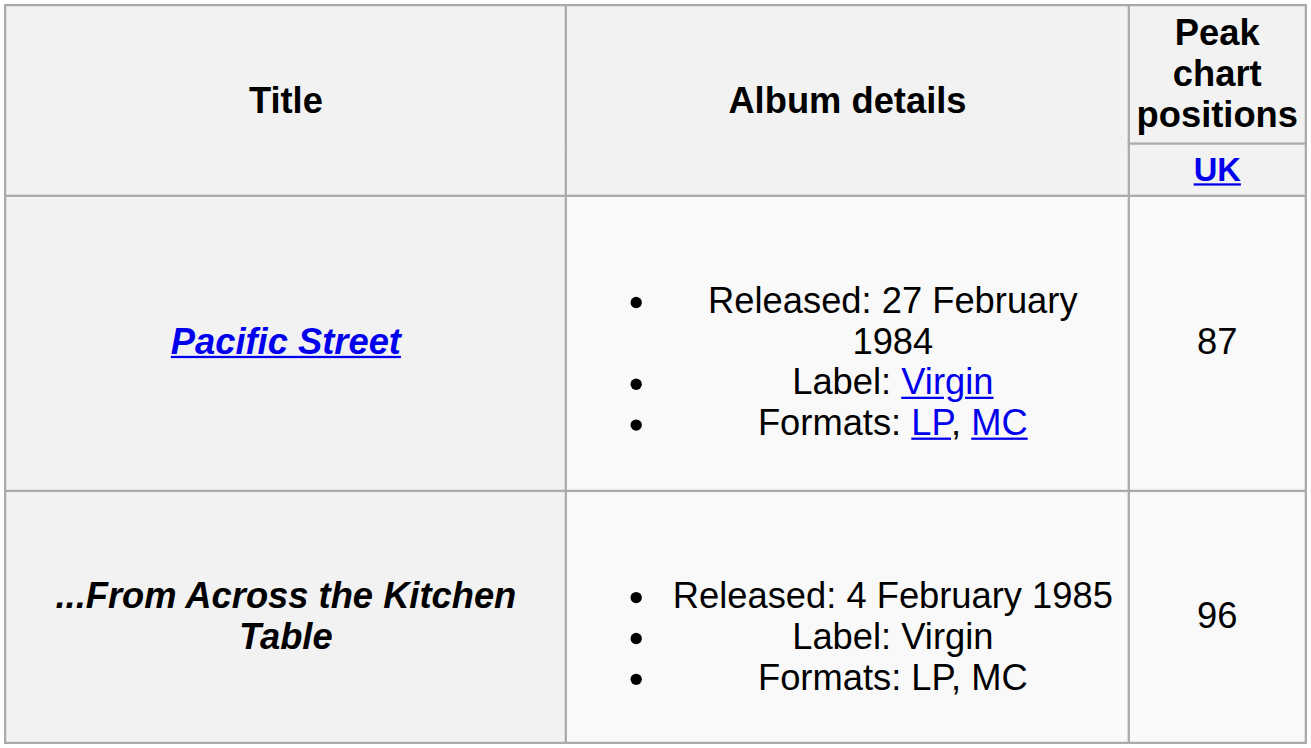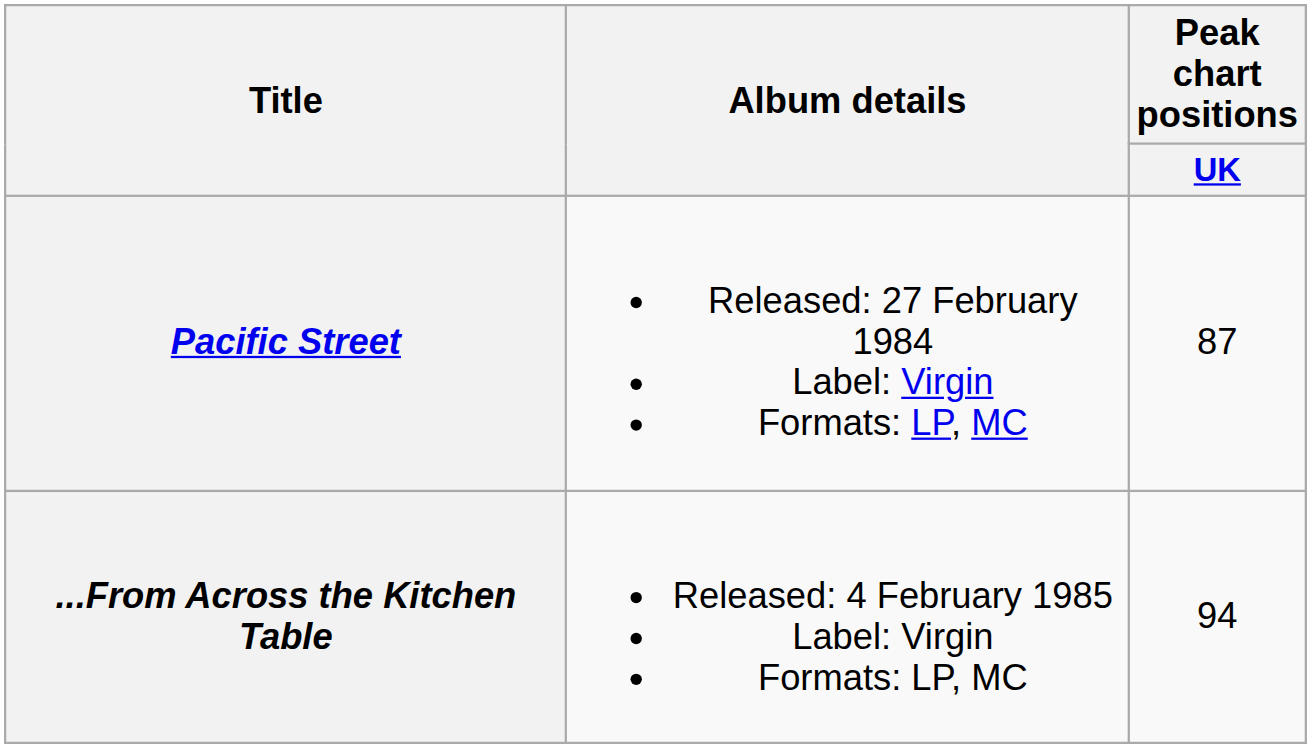(1217, 615) 96 -> (1217, 615) 94
